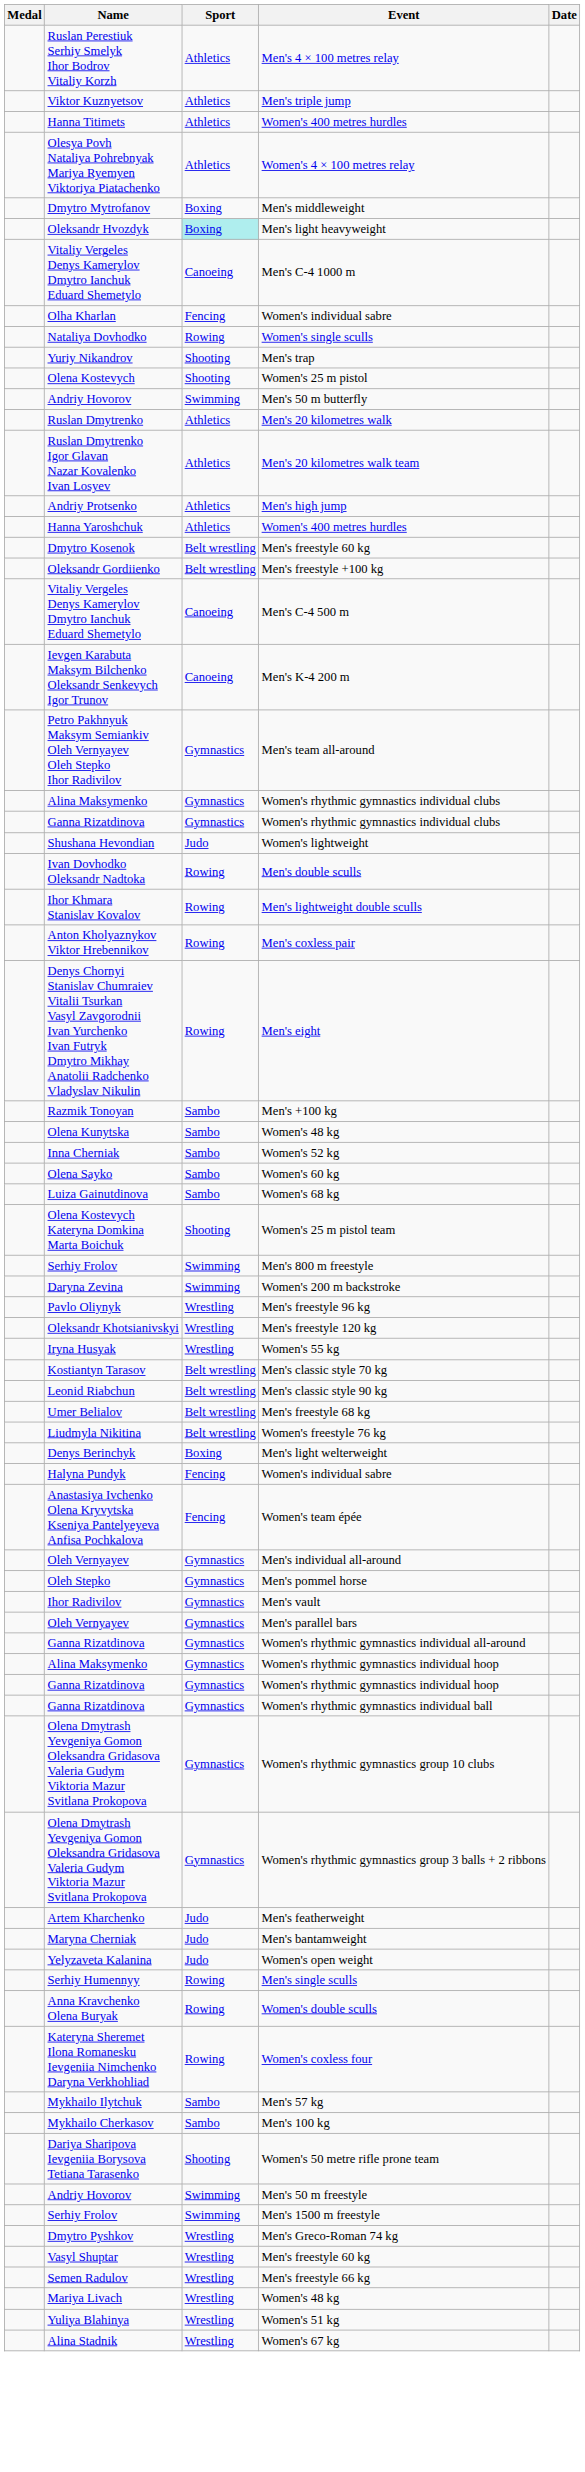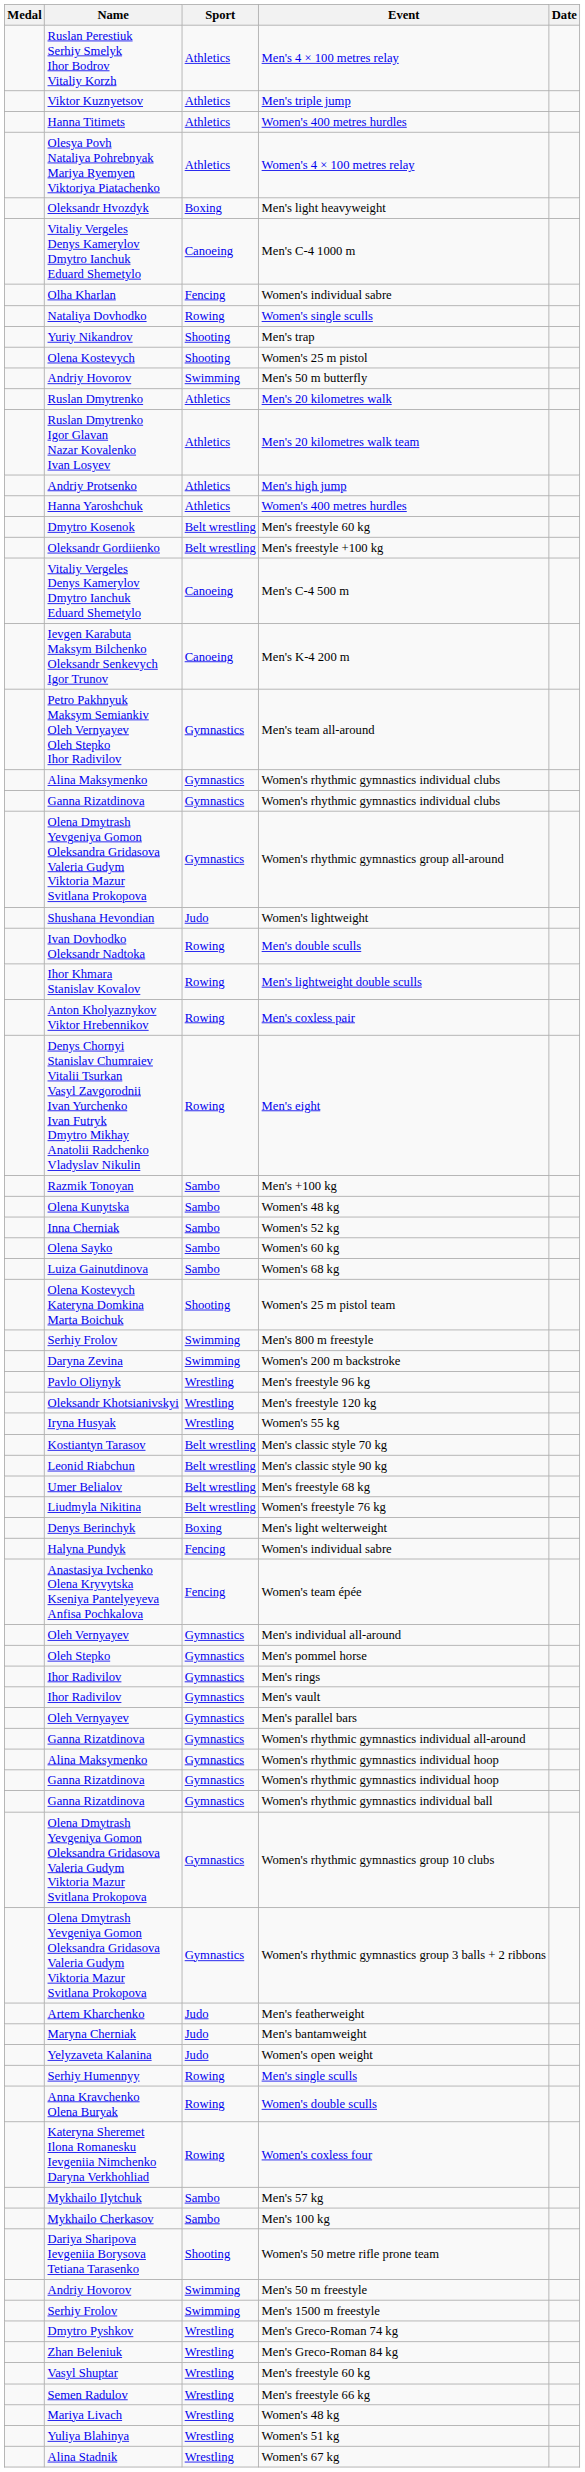- row: (99, 208)
(203, 229) paleturquoise background -> (203, 208) no background
+ row: (104, 859)
+ row: (84, 1676)
+ row: (85, 2352)
